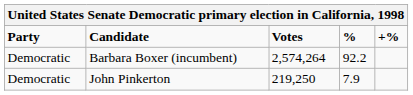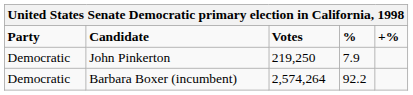rows swapped: (163, 57) <-> (130, 79)
